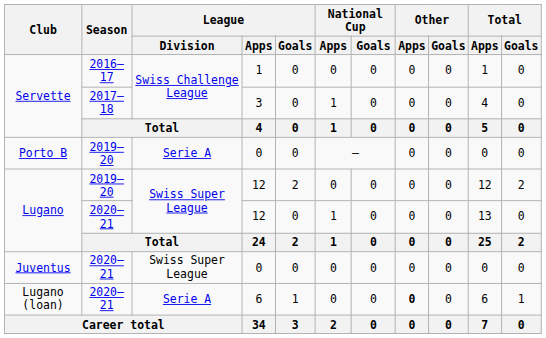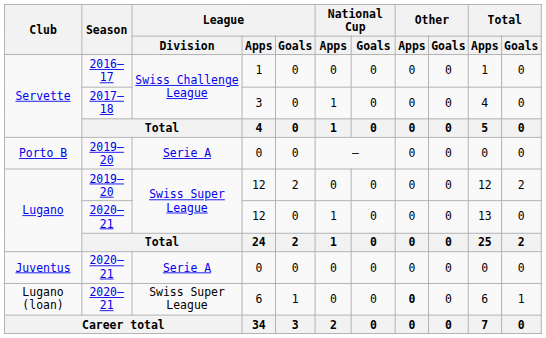(187, 267) Swiss Super League -> (187, 267) Serie A
(187, 299) Serie A -> (187, 299) Swiss Super League
